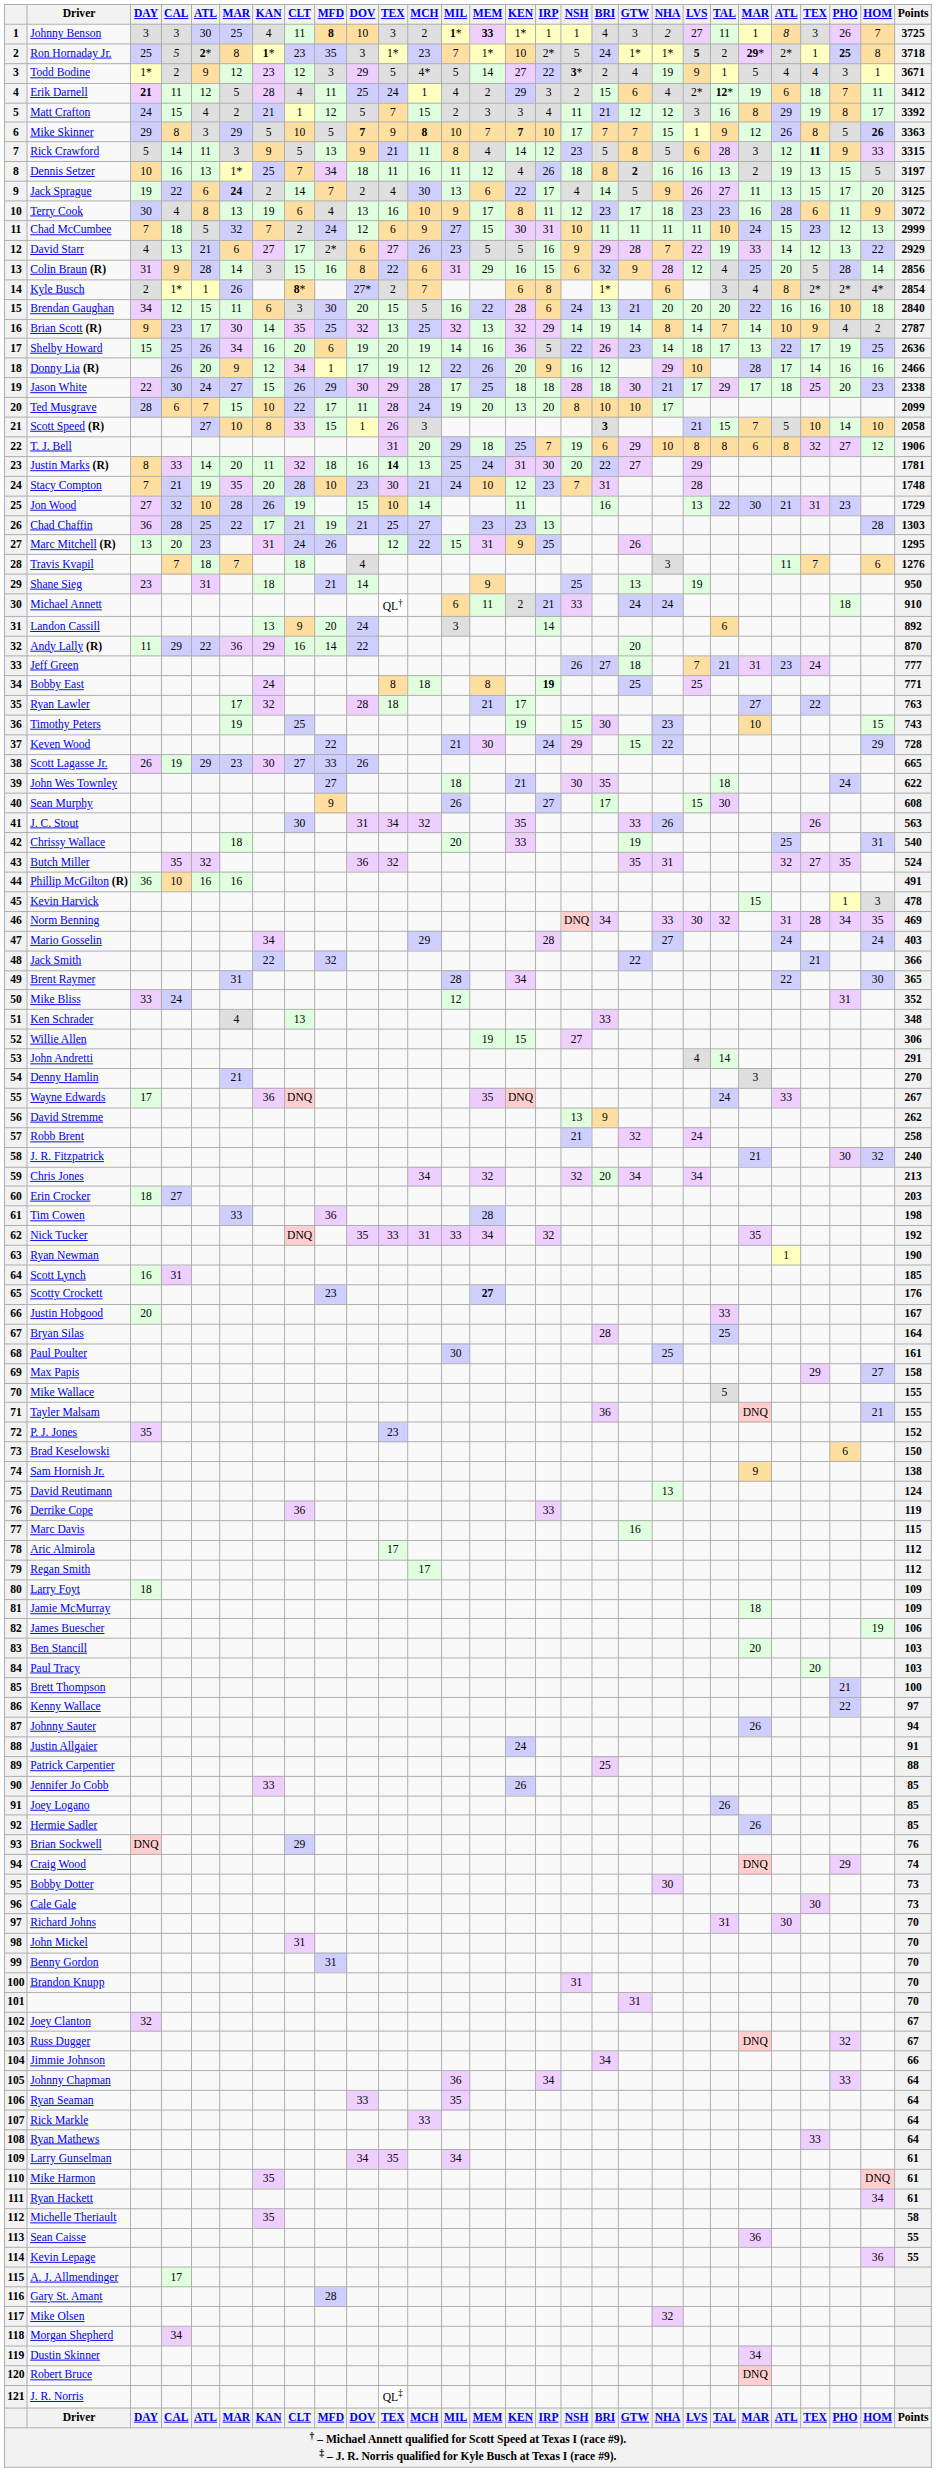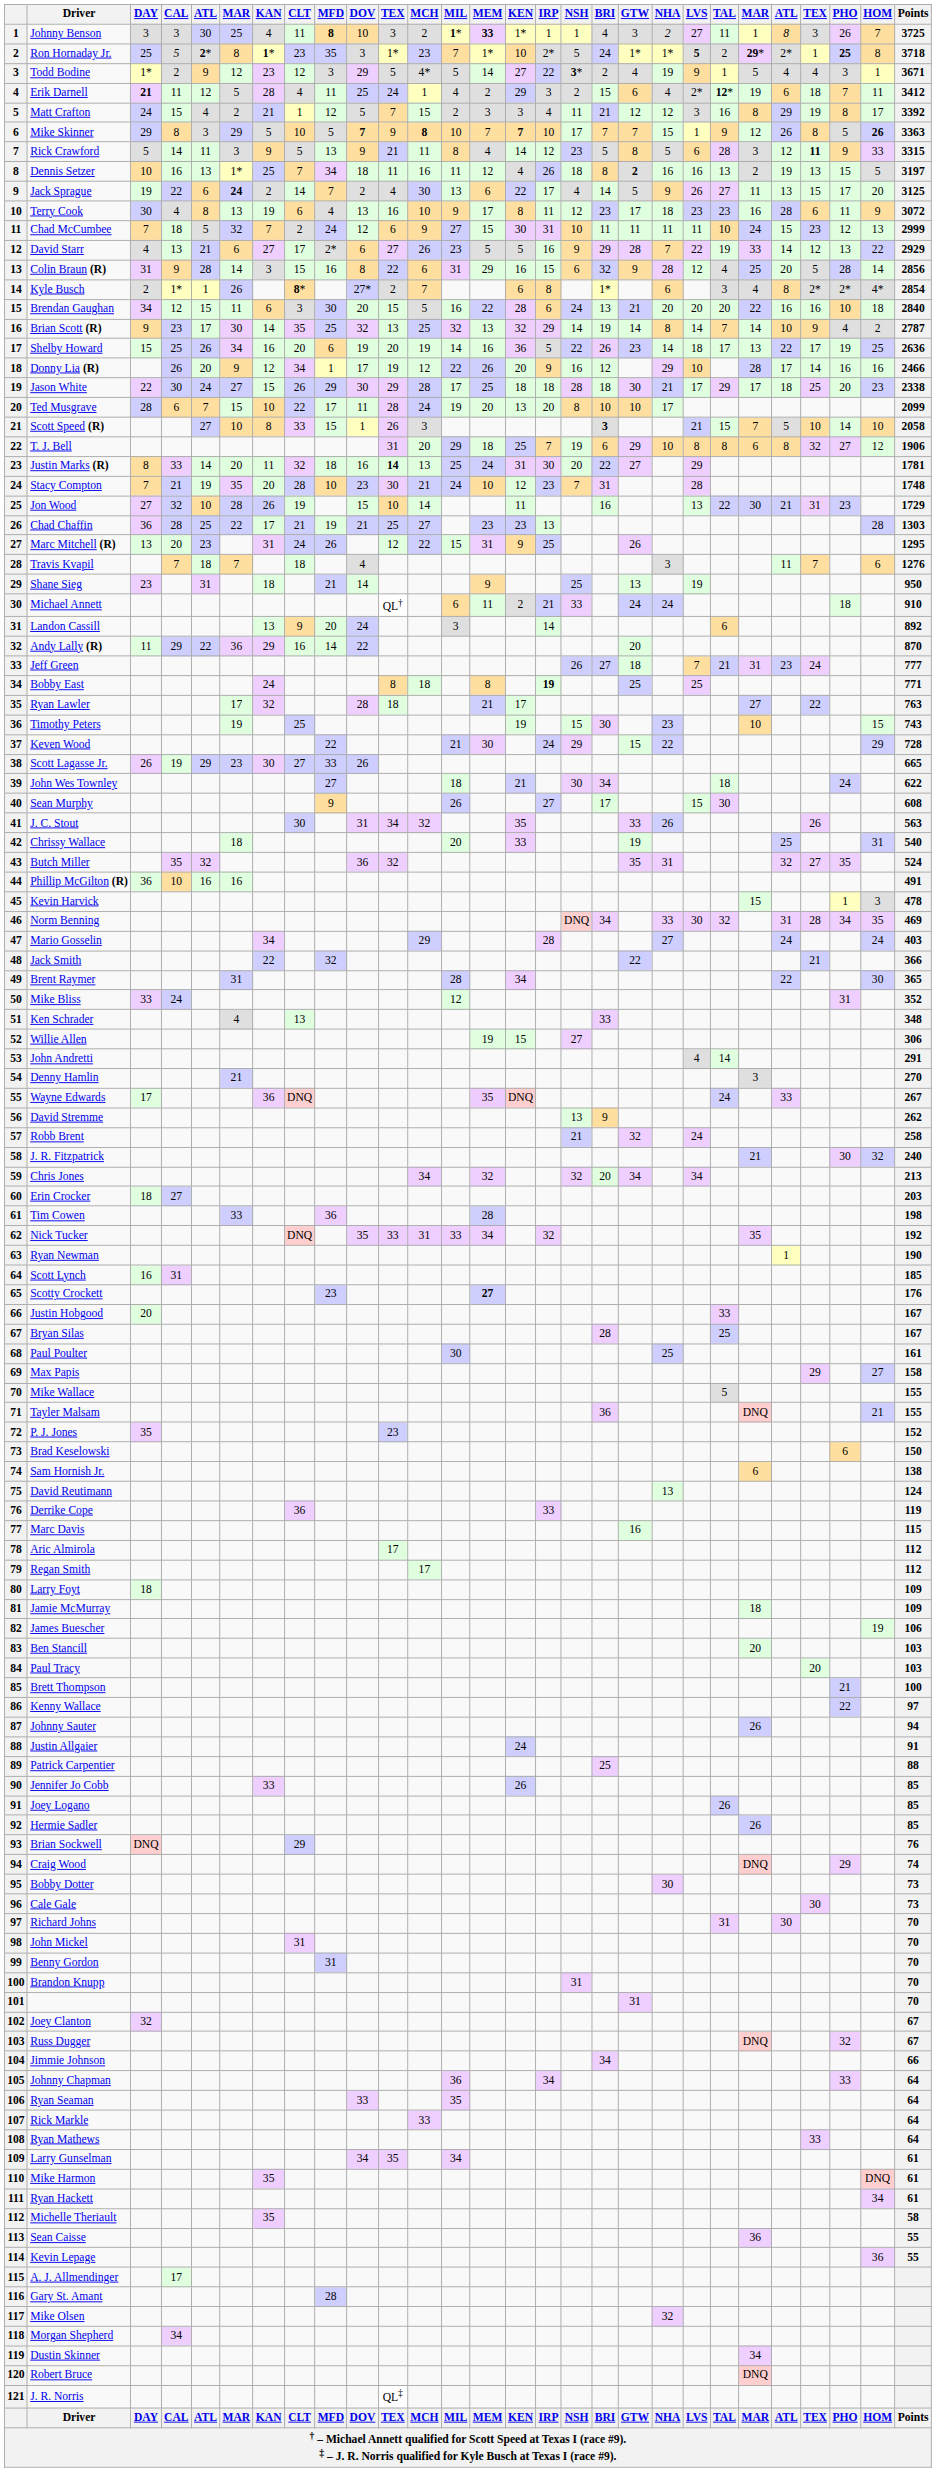(605, 783) 35 -> (605, 783) 34
(913, 1334) 164 -> (913, 1334) 167
(755, 1471) 9 -> (755, 1471) 6
